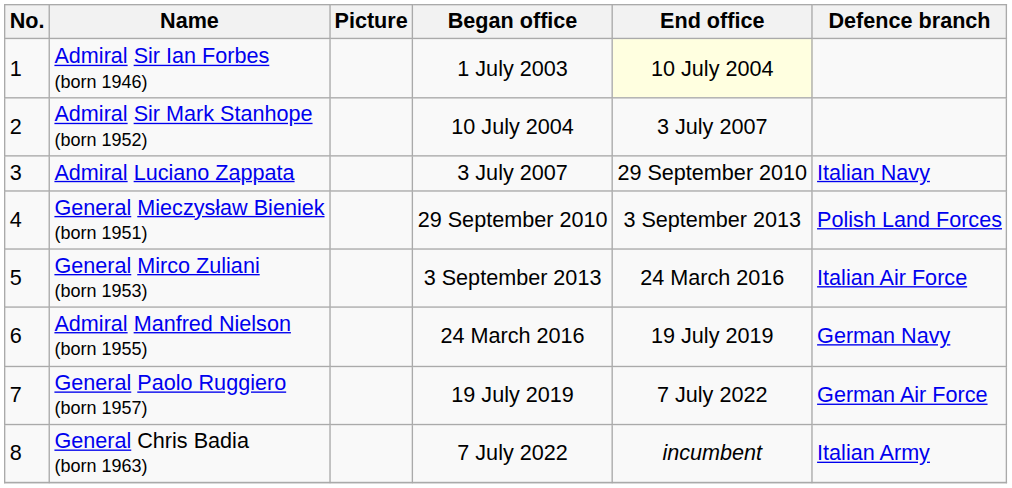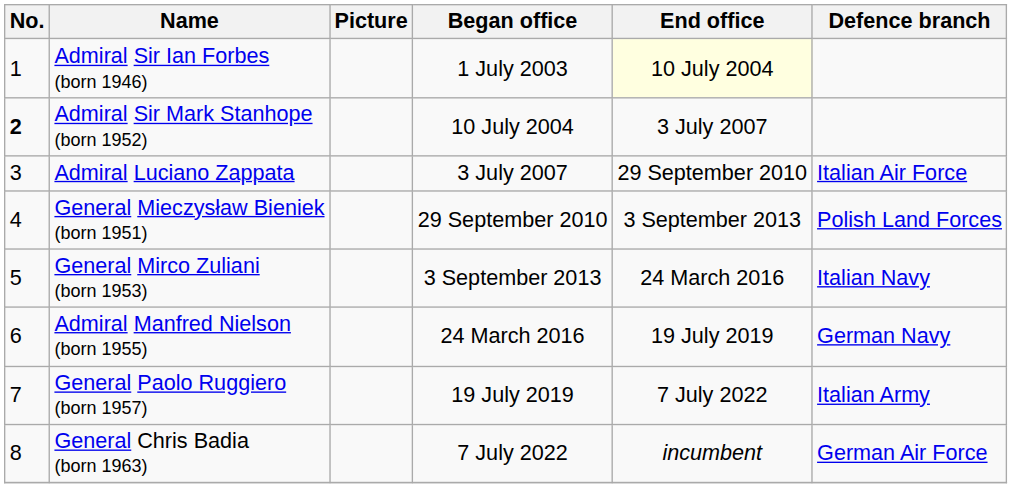(16, 126) normal -> (16, 126) bold
(874, 172) Italian Navy -> (892, 172) Italian Air Force
(892, 277) Italian Air Force -> (874, 277) Italian Navy
(902, 395) German Air Force -> (874, 395) Italian Army
(874, 453) Italian Army -> (902, 453) German Air Force
